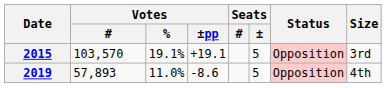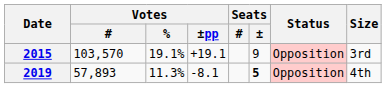(256, 53) 5 -> (256, 53) 9
(167, 73) 11.0% -> (167, 73) 11.3%
(204, 73) -8.6 -> (204, 73) -8.1
(256, 73) normal -> (256, 73) bold
